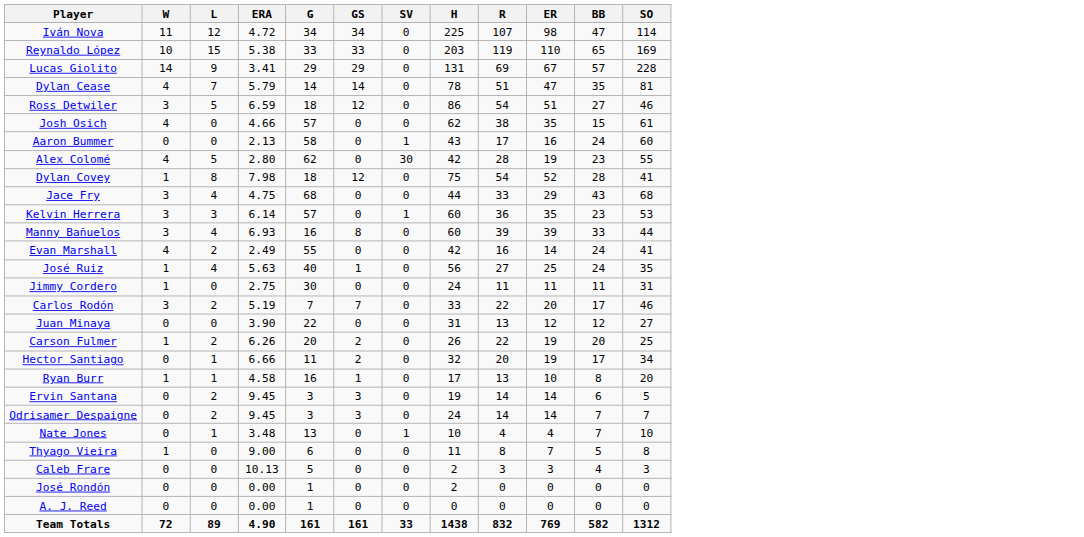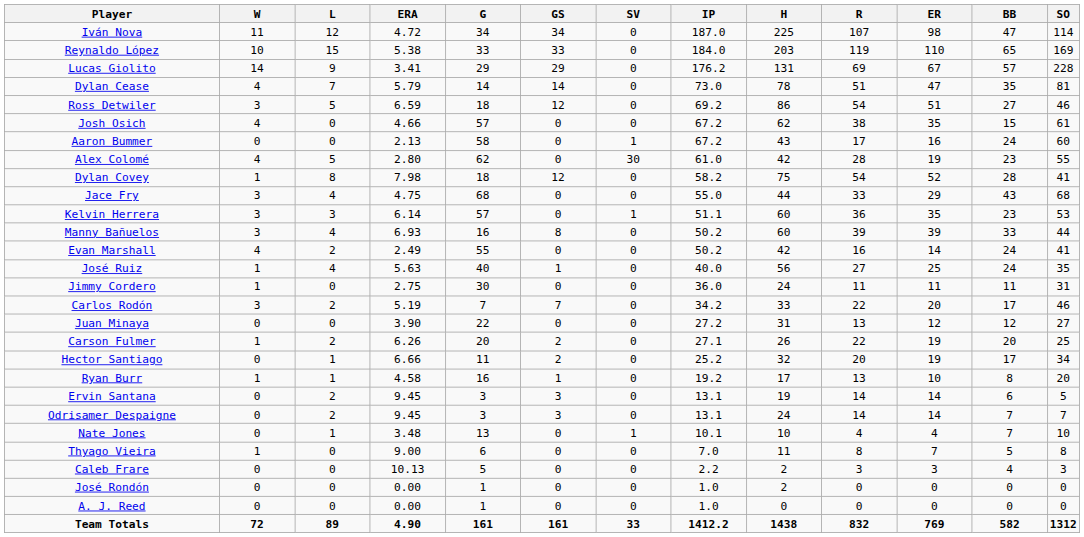+ column: (709, 14)
